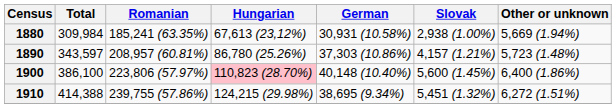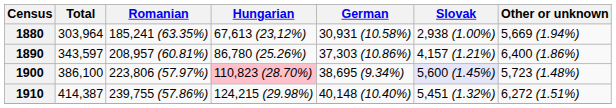(81, 34) 309,984 -> (81, 34) 303,964
(540, 53) 5,723 (1.48%) -> (540, 53) 6,400 (1.86%)
(365, 73) 40,148 (10.40%) -> (362, 73) 38,695 (9.34%)
(456, 73) no background -> (456, 73) lavender background
(540, 73) 6,400 (1.86%) -> (540, 73) 5,723 (1.48%)
(81, 93) 414,388 -> (81, 93) 414,387
(362, 93) 38,695 (9.34%) -> (365, 93) 40,148 (10.40%)
